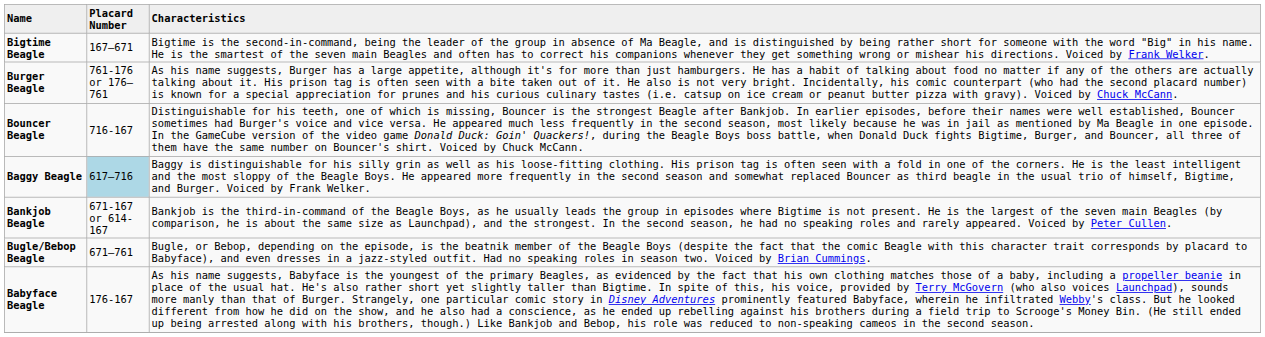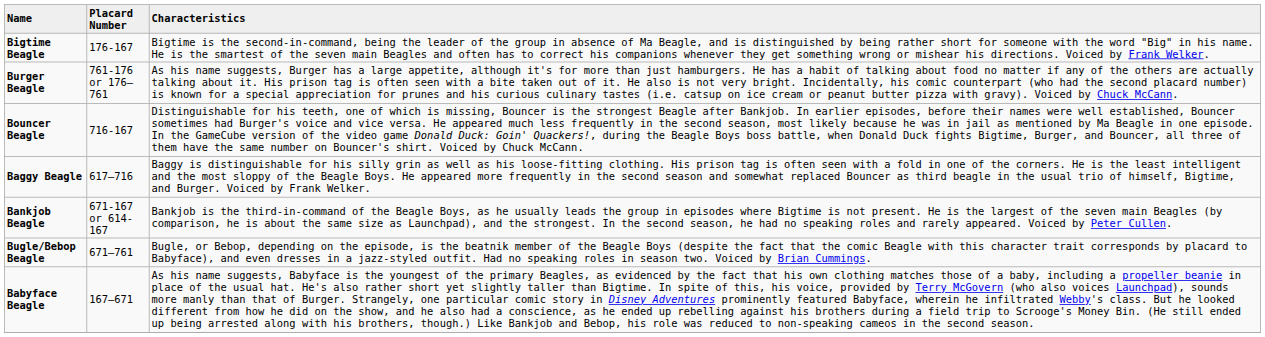(111, 48) 167–671 -> (111, 48) 176-167
(111, 177) lightblue background -> (111, 177) no background
(111, 300) 176-167 -> (111, 300) 167–671
